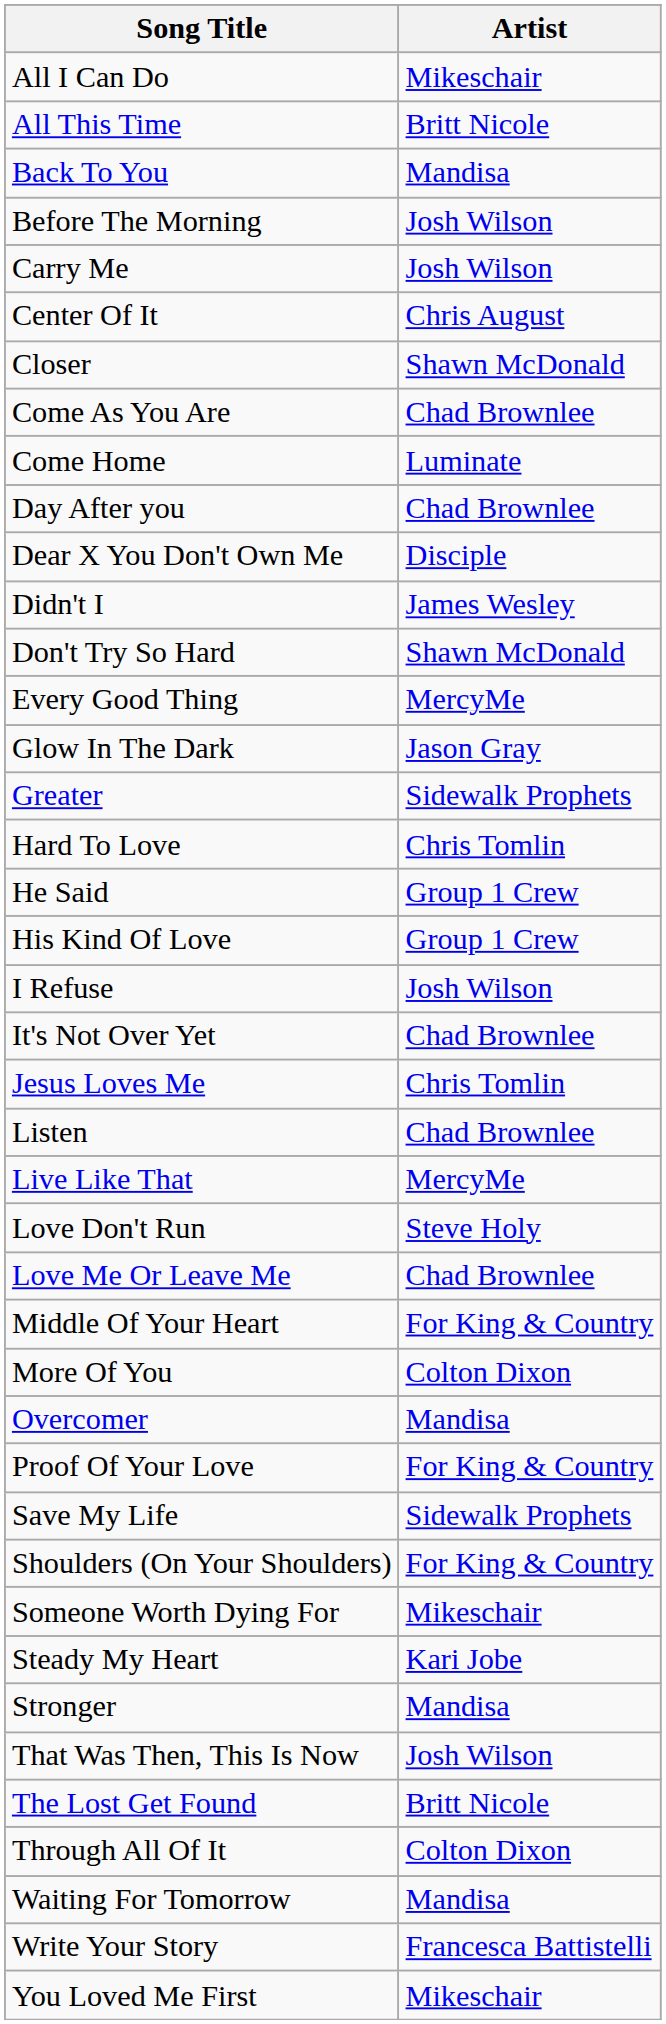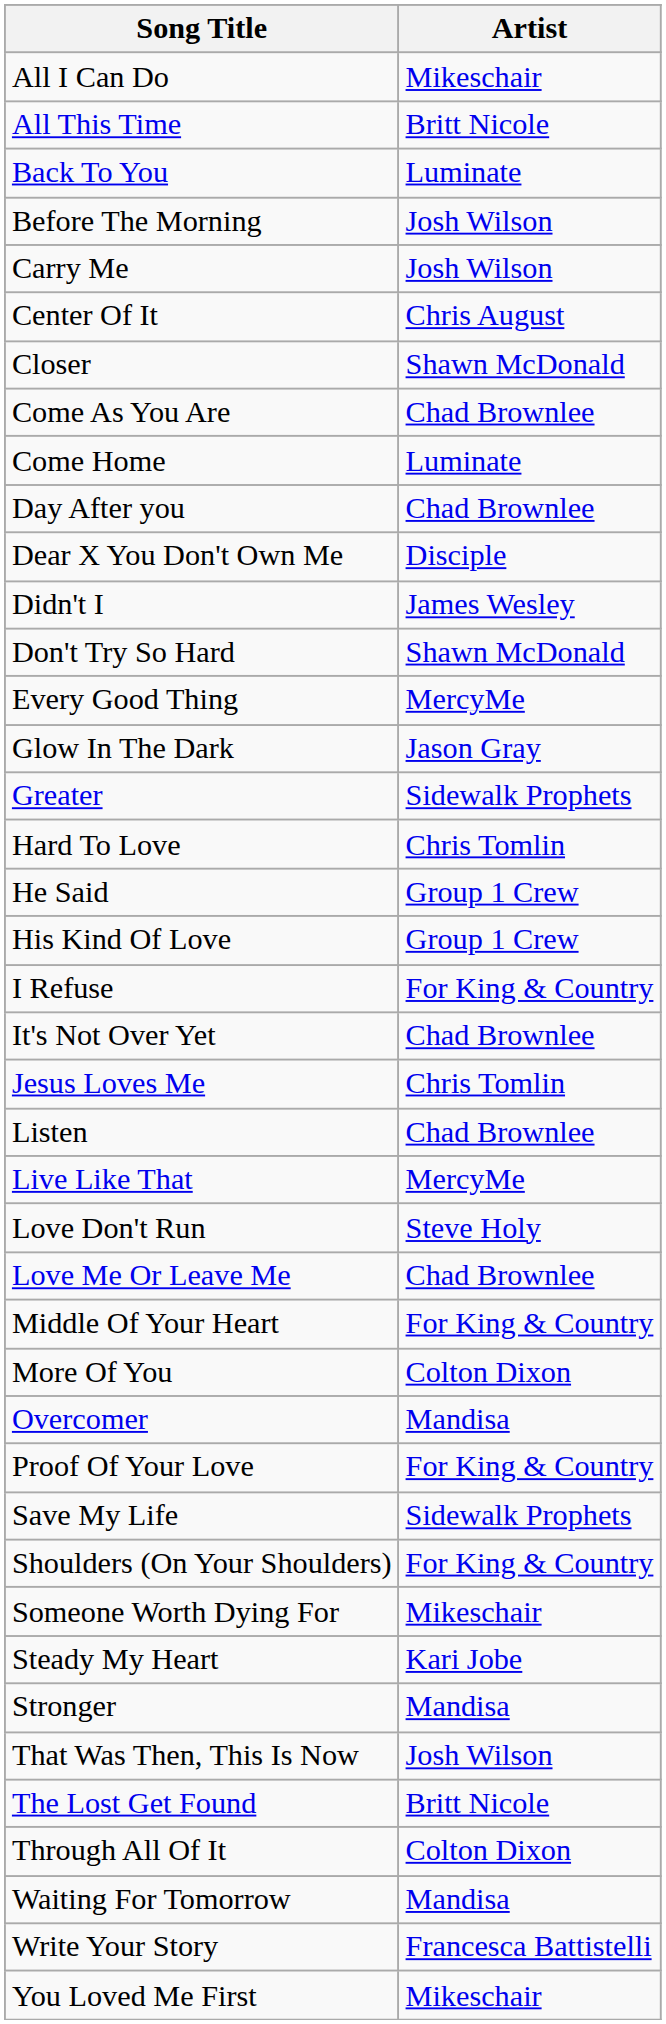(458, 172) Mandisa -> (464, 172) Luminate
(479, 987) Josh Wilson -> (529, 987) For King & Country
